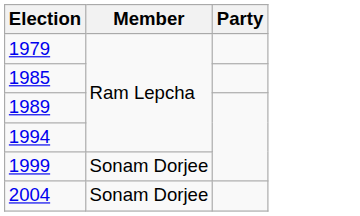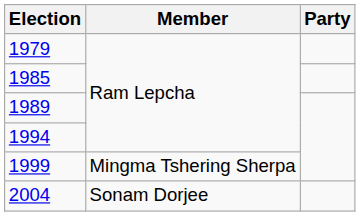(149, 166) Sonam Dorjee -> (193, 166) Mingma Tshering Sherpa
